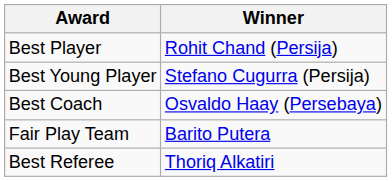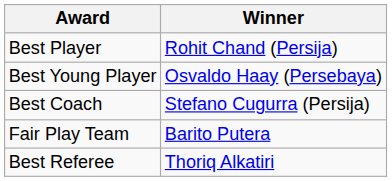(267, 76) Stefano Cugurra (Persija) -> (273, 76) Osvaldo Haay (Persebaya)
(273, 104) Osvaldo Haay (Persebaya) -> (267, 104) Stefano Cugurra (Persija)
